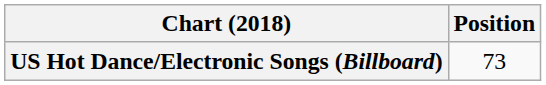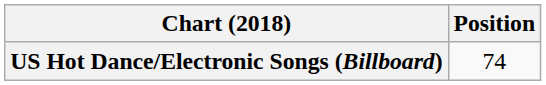(494, 60) 73 -> (494, 60) 74
